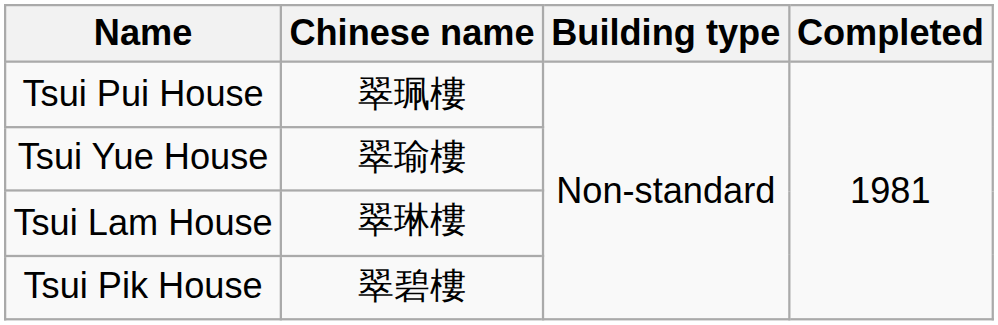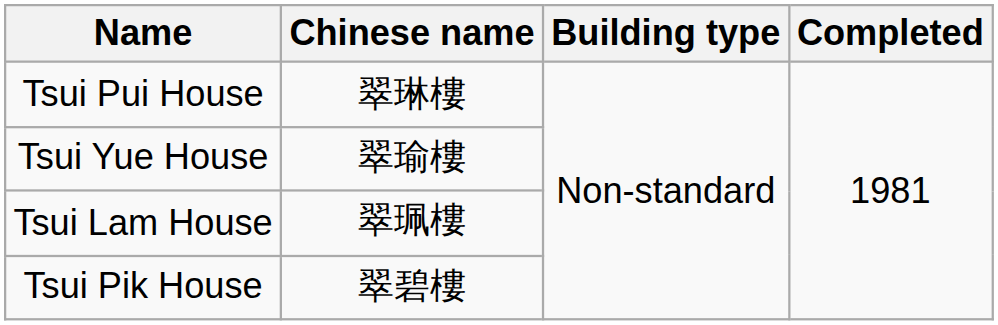(412, 92) 翠珮樓 -> (412, 92) 翠琳樓
(412, 221) 翠琳樓 -> (412, 221) 翠珮樓
